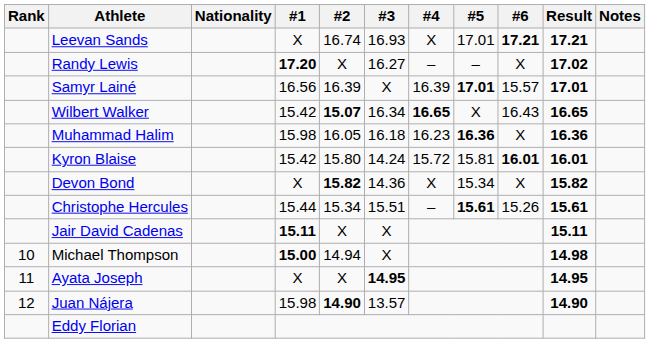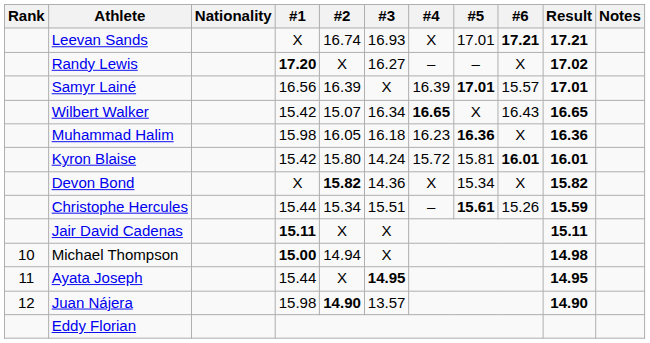(342, 111) bold -> (342, 111) normal
(569, 207) 15.61 -> (569, 207) 15.59
(297, 278) X -> (297, 278) 15.44
